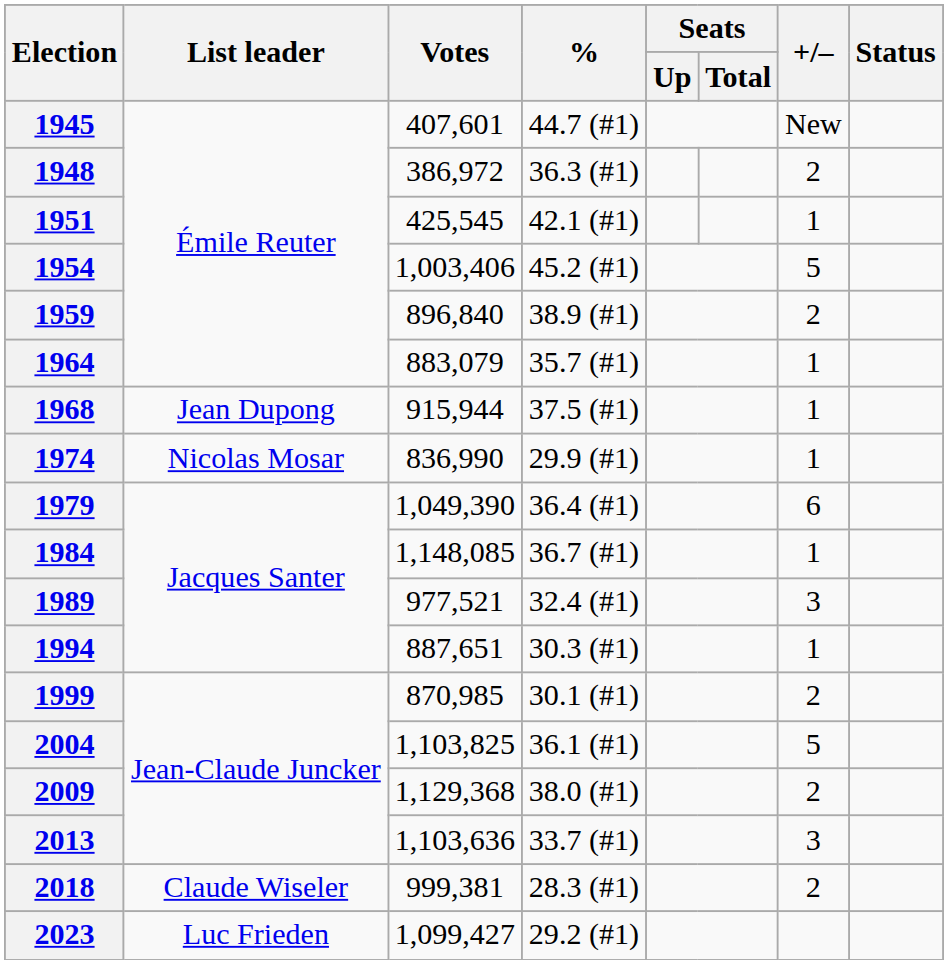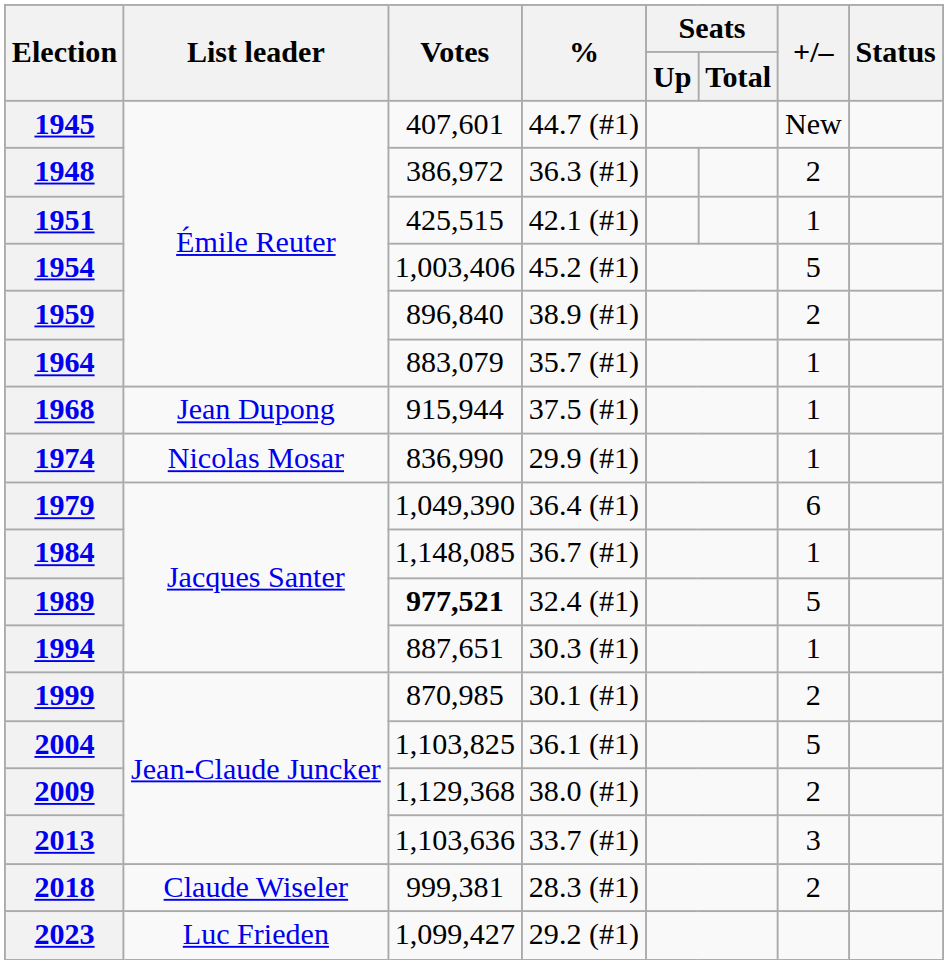(455, 219) 425,545 -> (455, 219) 425,515
(455, 600) normal -> (455, 600) bold
(813, 600) 3 -> (813, 600) 5
